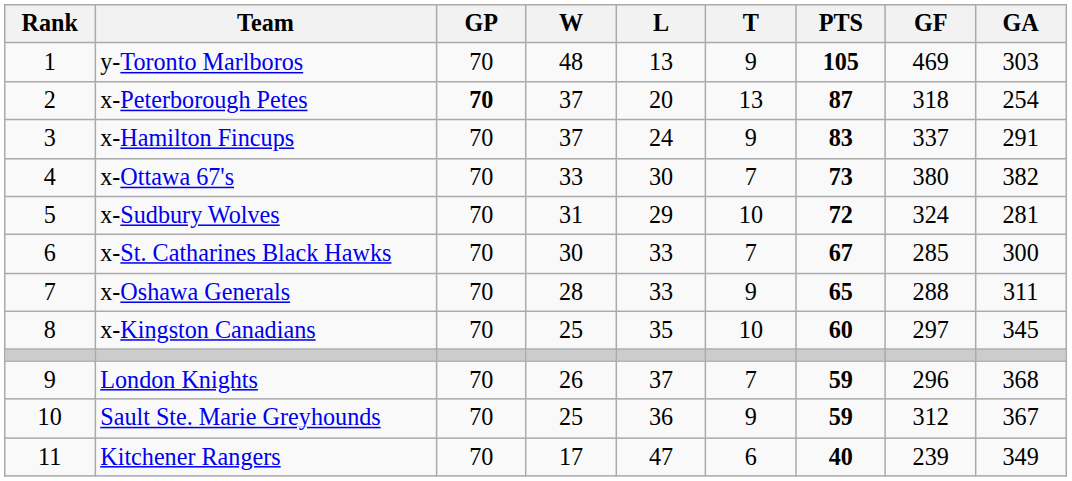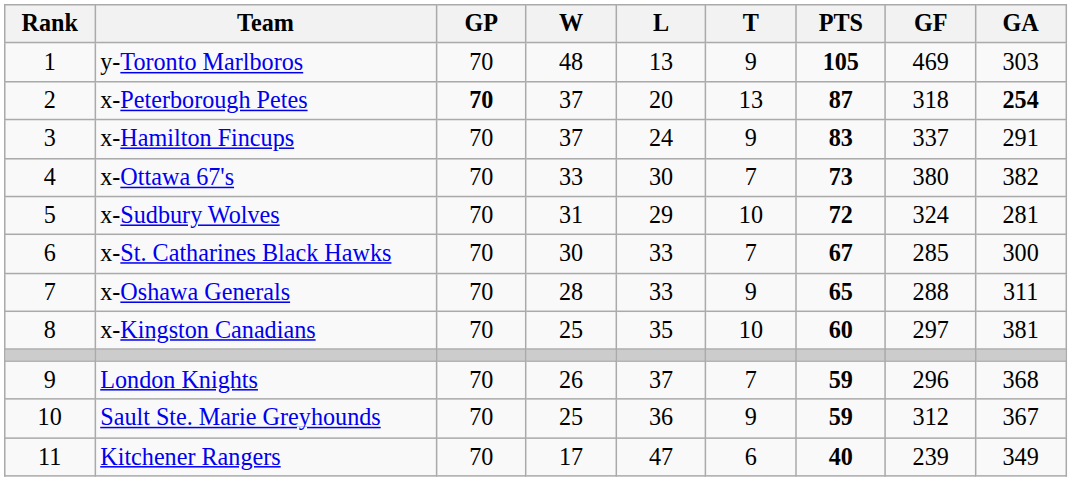(1021, 100) normal -> (1021, 100) bold
(1021, 330) 345 -> (1021, 330) 381
